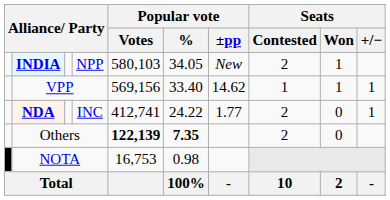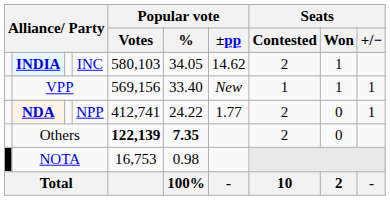(90, 64) NPP -> (90, 64) INC
(229, 64) New -> (229, 64) 14.62
(229, 87) 14.62 -> (229, 87) New
(90, 111) INC -> (90, 111) NPP
